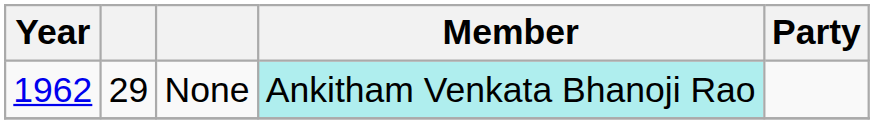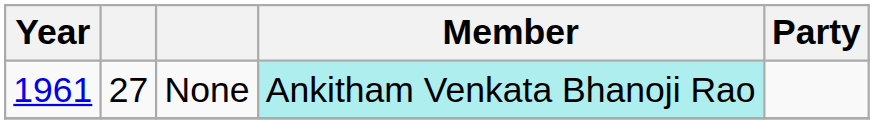(53, 88) 1962 -> (53, 88) 1961
(128, 88) 29 -> (128, 88) 27
